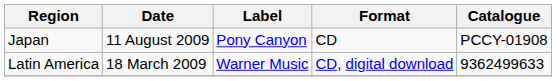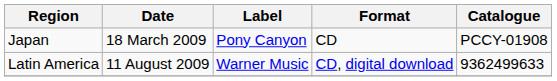(158, 40) 11 August 2009 -> (156, 40) 18 March 2009
(156, 64) 18 March 2009 -> (158, 64) 11 August 2009
